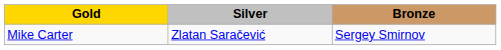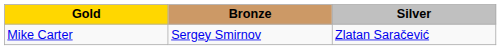columns swapped: (250, 14) <-> (414, 14)
